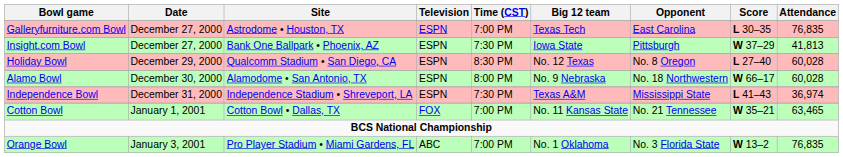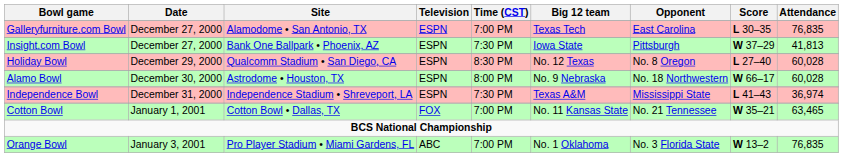(285, 29) Astrodome • Houston, TX -> (297, 29) Alamodome • San Antonio, TX
(297, 78) Alamodome • San Antonio, TX -> (285, 78) Astrodome • Houston, TX
